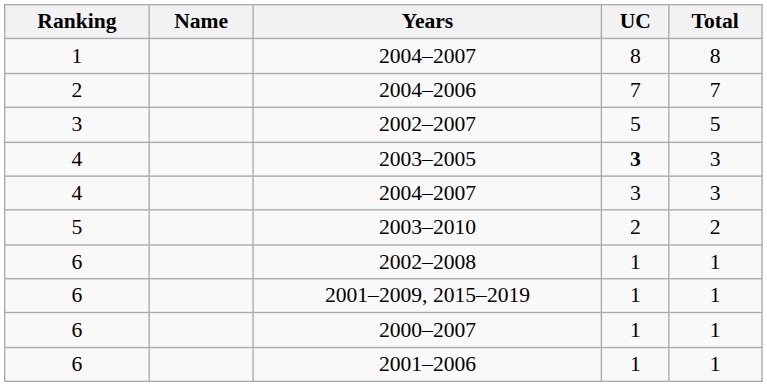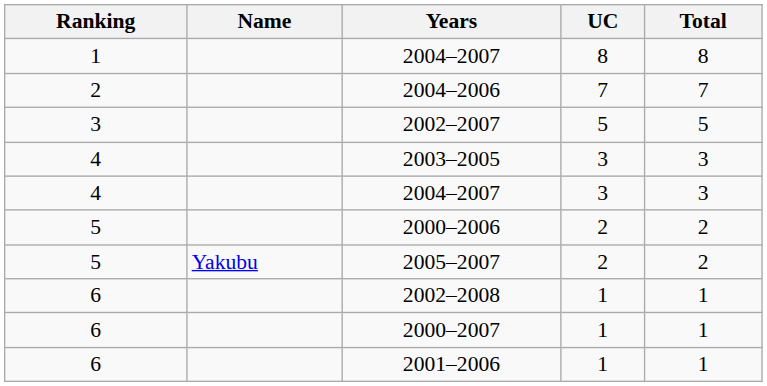(635, 158) bold -> (603, 158) normal
- row: (77, 227)
+ row: (96, 227)
+ row: (96, 261)
- row: (77, 295)
